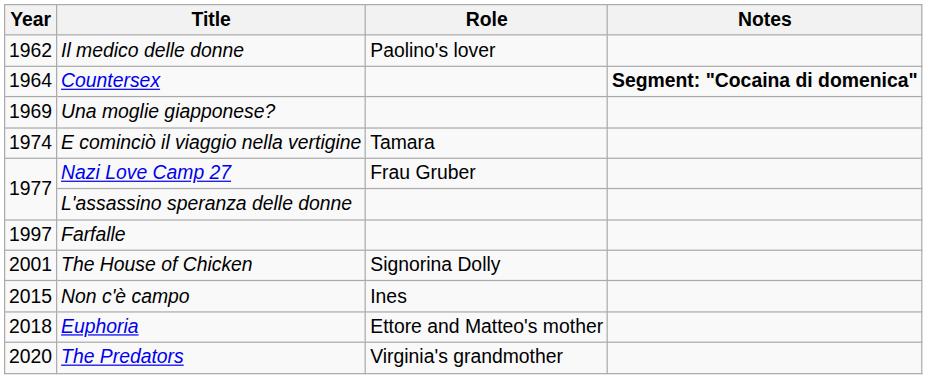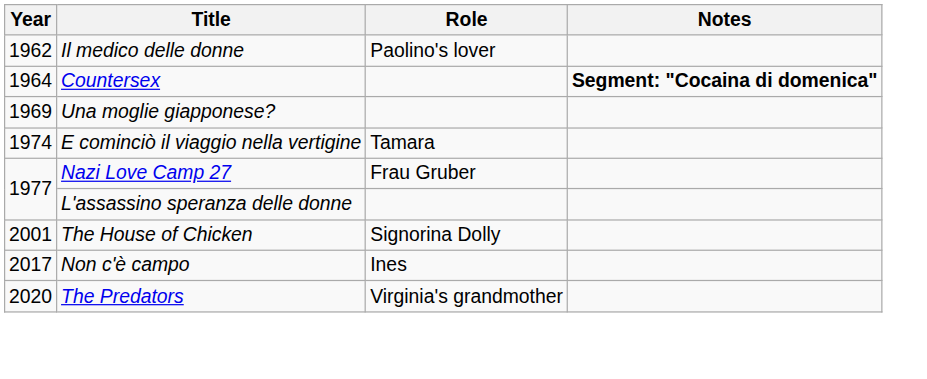- row: (93, 234)
(31, 296) 2015 -> (31, 265) 2017
- row: (100, 326)
